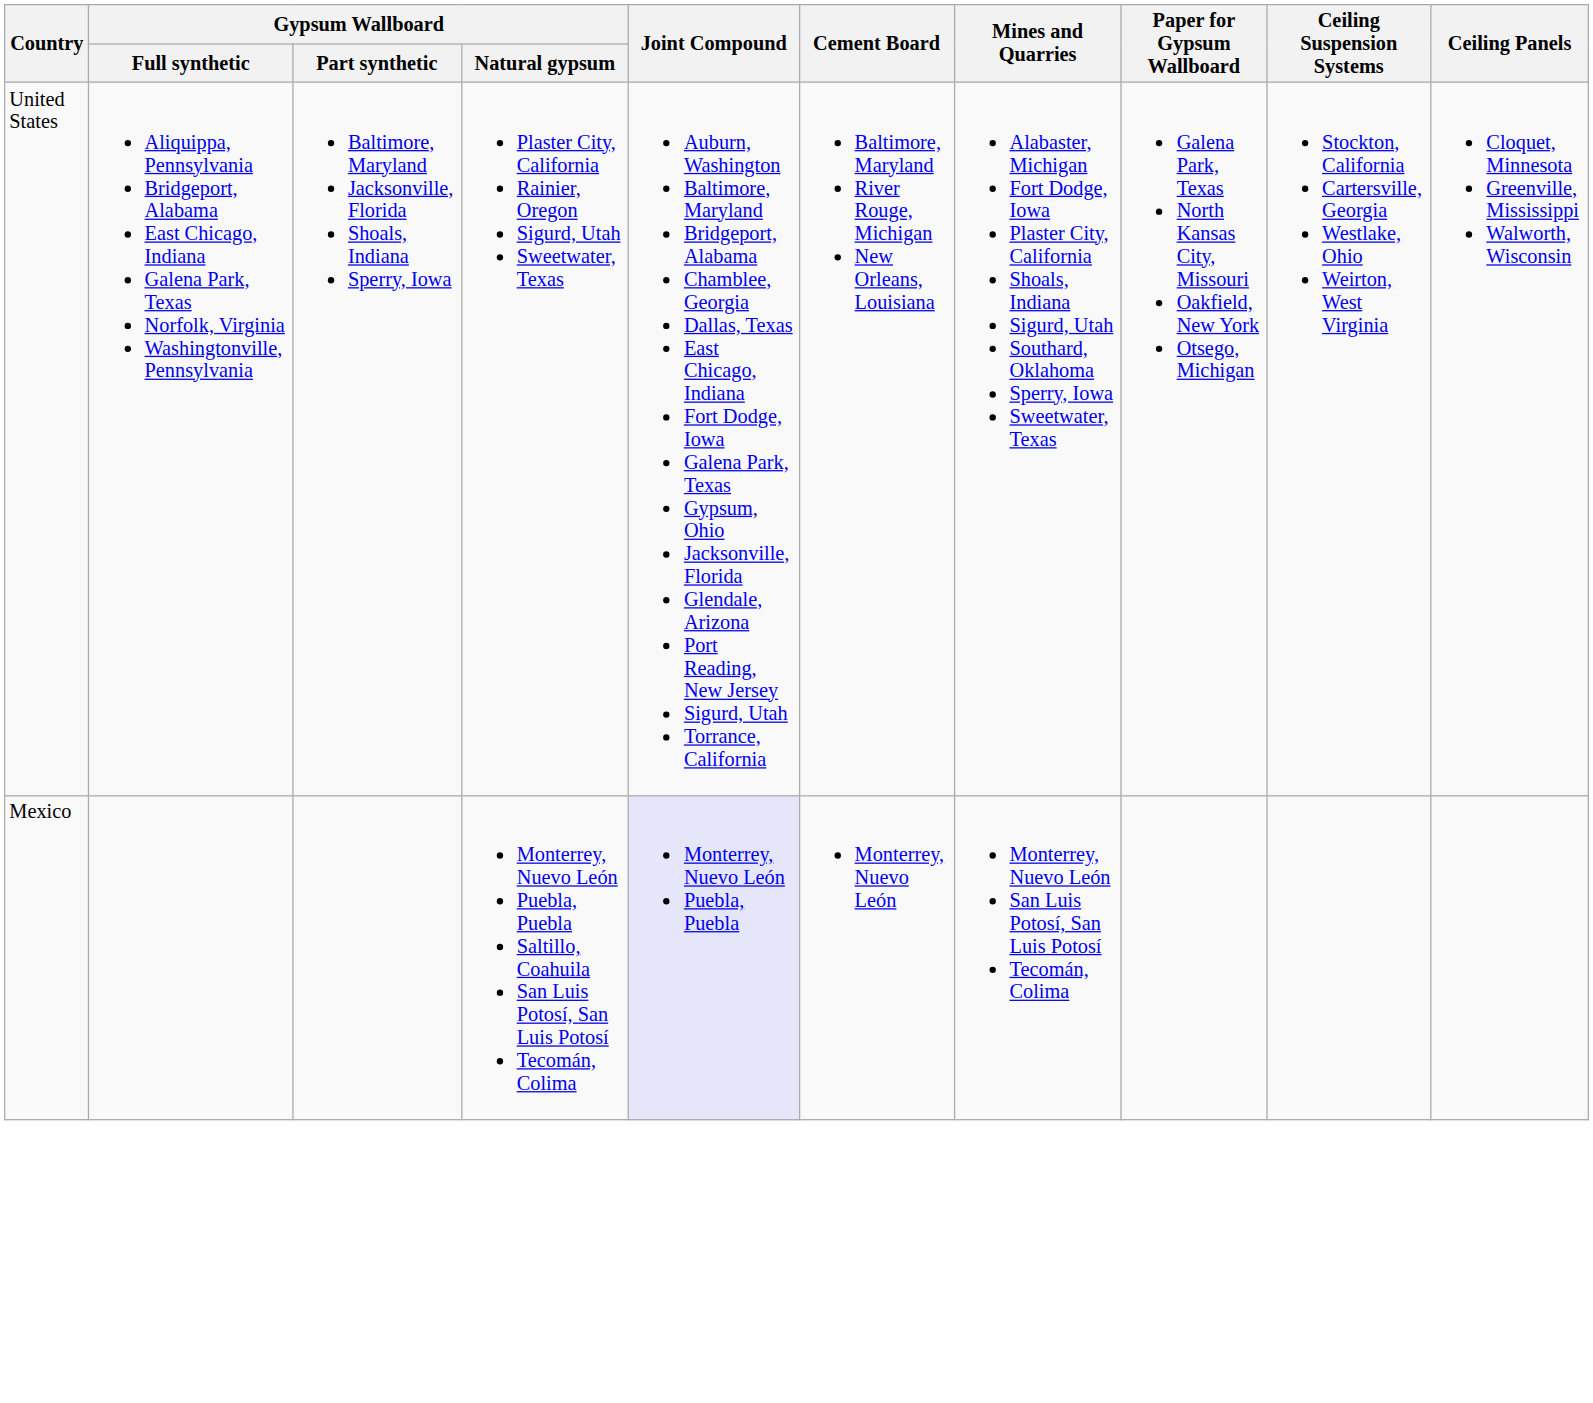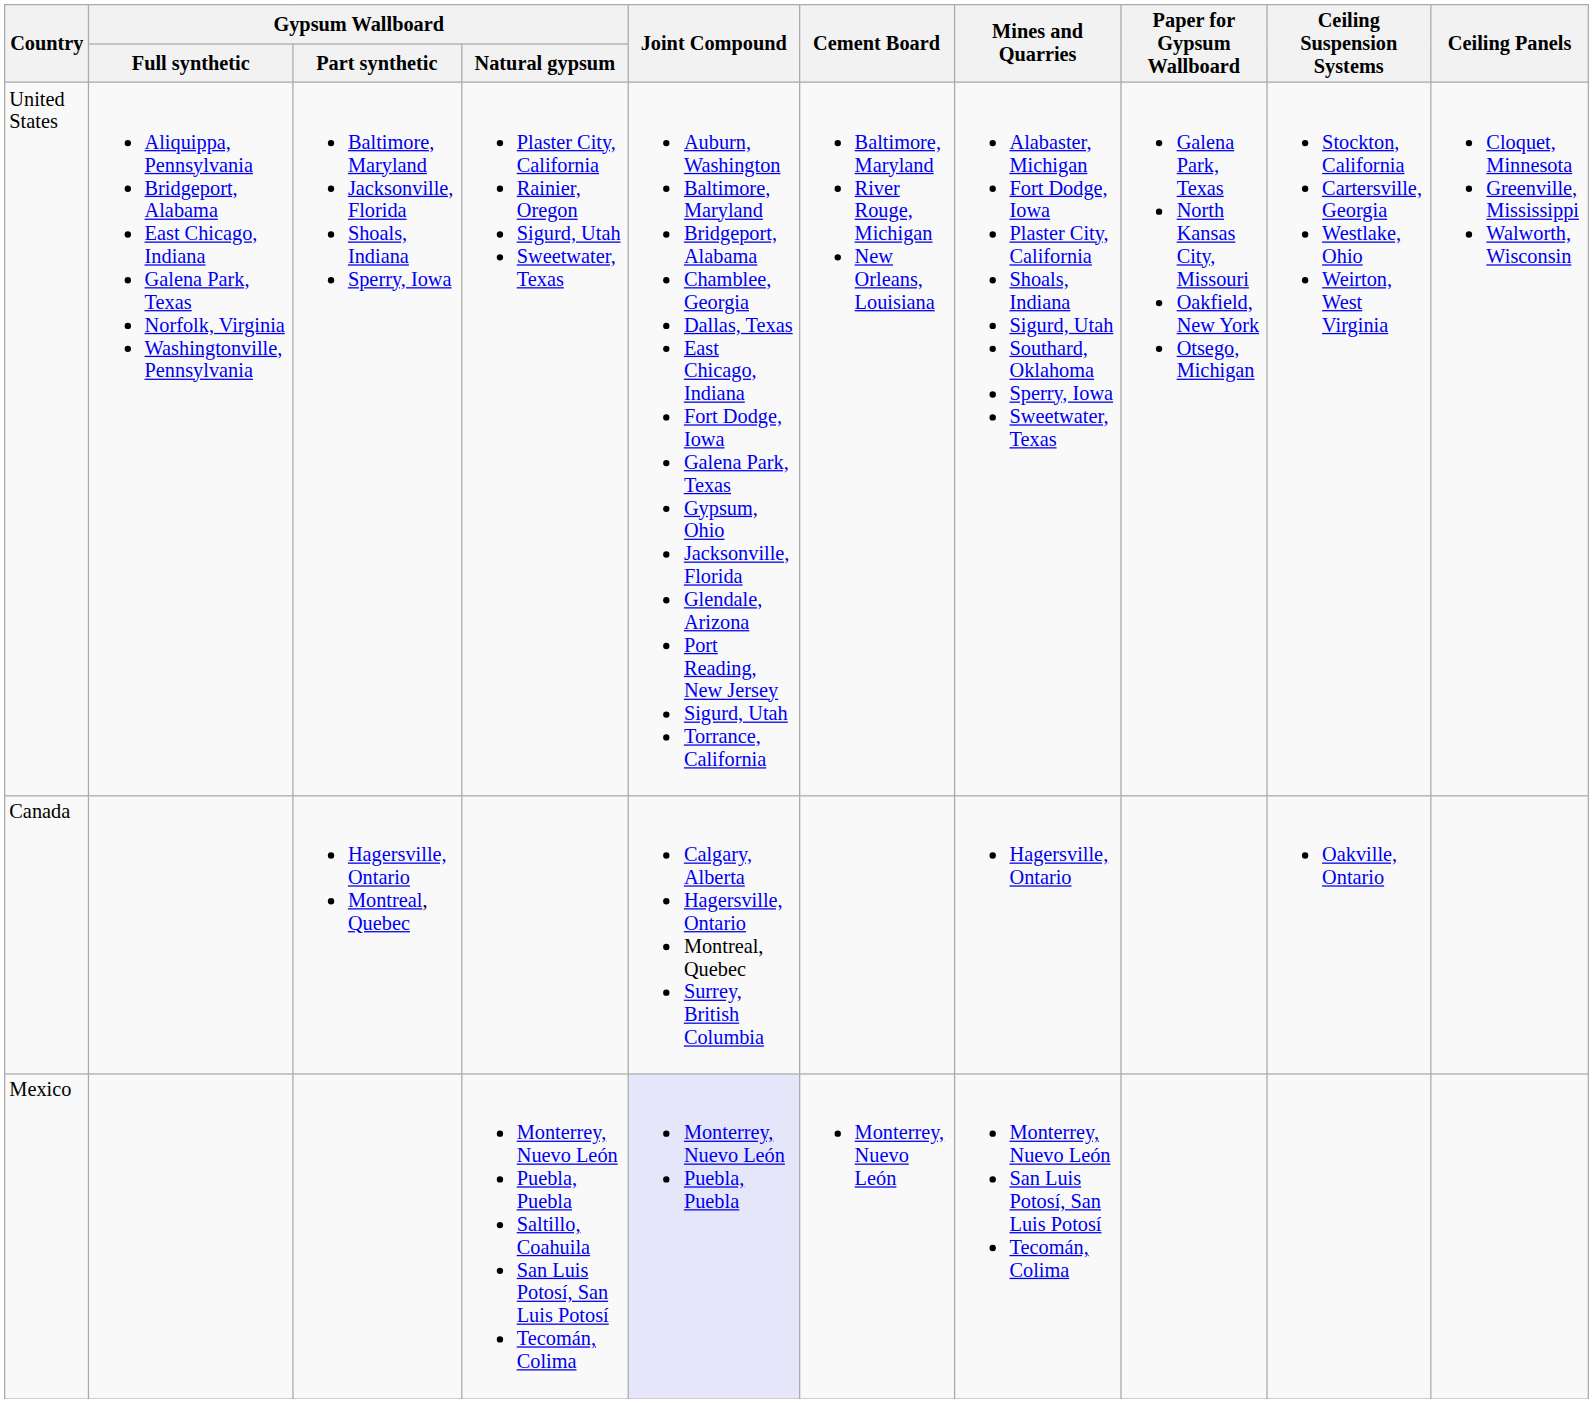+ row: (40, 811)
